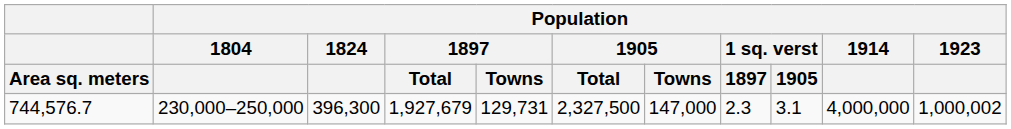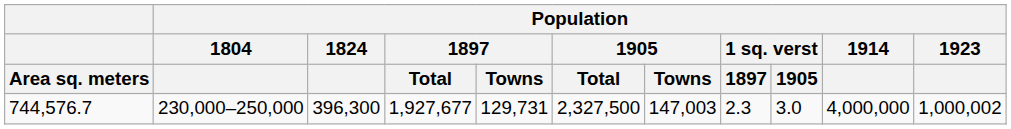(430, 108) 1,927,679 -> (430, 108) 1,927,677
(683, 108) 147,000 -> (683, 108) 147,003
(789, 108) 3.1 -> (789, 108) 3.0
